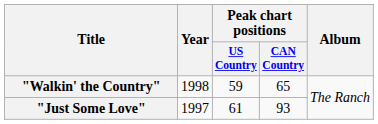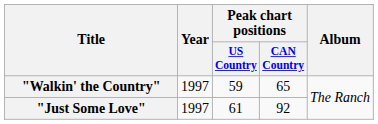(195, 86) 1998 -> (195, 86) 1997
(283, 108) 93 -> (283, 108) 92
